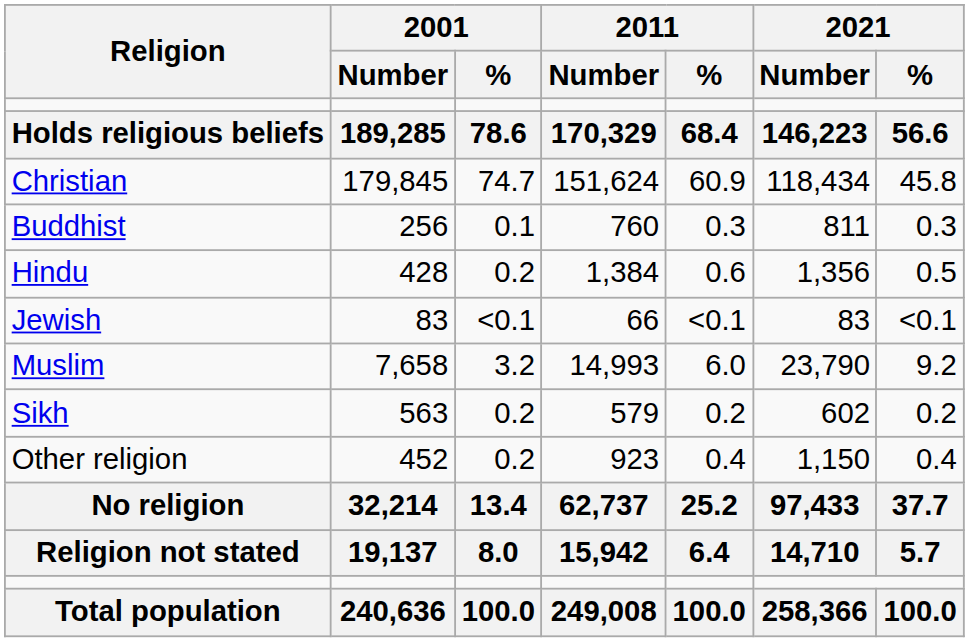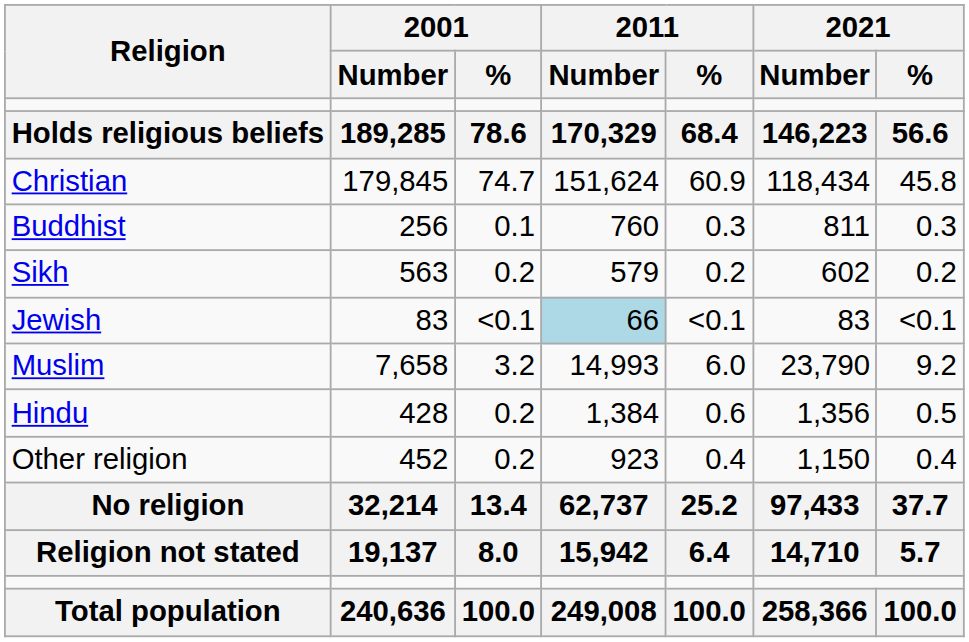rows swapped: (50, 273) <-> (40, 412)
(643, 319) no background -> (643, 319) lightblue background
